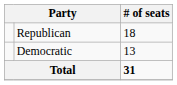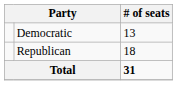rows swapped: (44, 32) <-> (44, 51)
